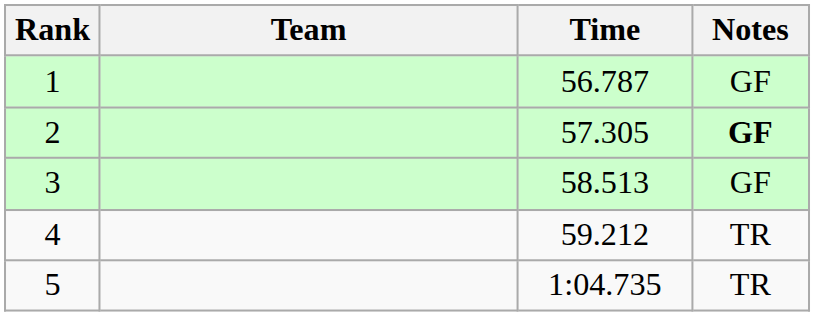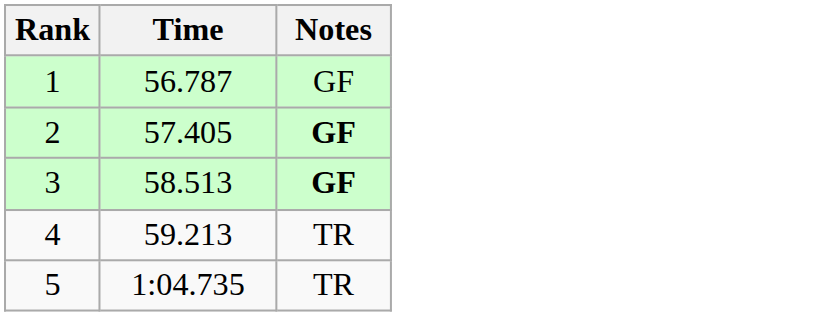- column: (309, 30)
(605, 132) 57.305 -> (188, 132) 57.405
(750, 183) normal -> (334, 183) bold
(605, 234) 59.212 -> (188, 234) 59.213
